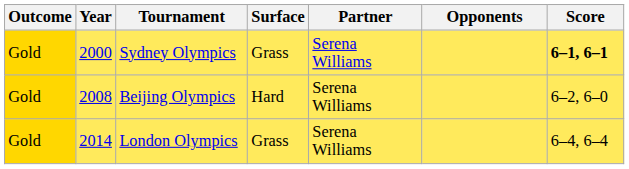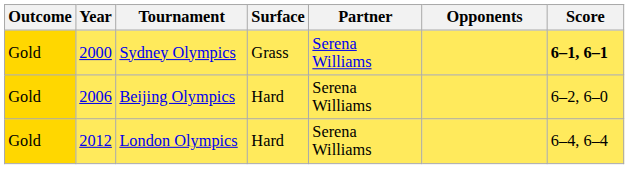(96, 96) 2008 -> (96, 96) 2006
(96, 140) 2014 -> (96, 140) 2012
(270, 140) Grass -> (268, 140) Hard
